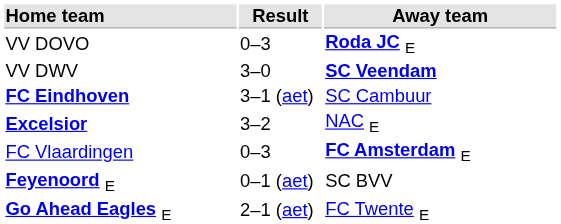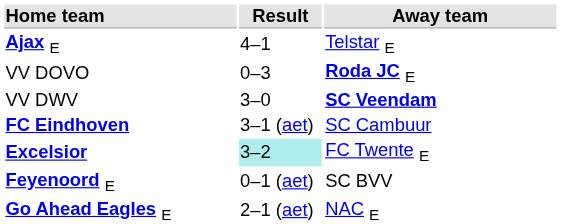+ row: (33, 44)
(255, 123) no background -> (255, 152) paleturquoise background
(352, 124) NAC E -> (377, 153) FC Twente E
- row: (69, 152)
(377, 211) FC Twente E -> (352, 211) NAC E
